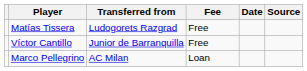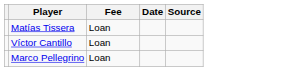- column: (136, 12)
(198, 27) Free -> (100, 27) Loan
(198, 43) Free -> (100, 43) Loan
